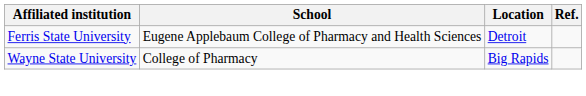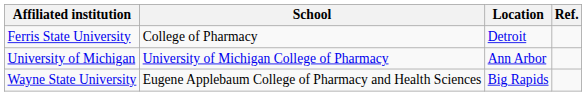(312, 36) Eugene Applebaum College of Pharmacy and Health Sciences -> (200, 36) College of Pharmacy
+ row: (71, 58)
(200, 58) College of Pharmacy -> (312, 79) Eugene Applebaum College of Pharmacy and Health Sciences
